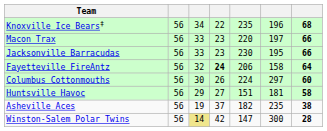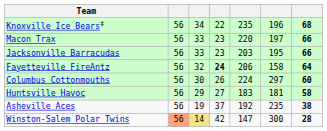(245, 53) 230 -> (245, 53) 203
(245, 93) 151 -> (245, 93) 183
(245, 107) 182 -> (245, 107) 192
(179, 120) no background -> (179, 120) lightsalmon background
